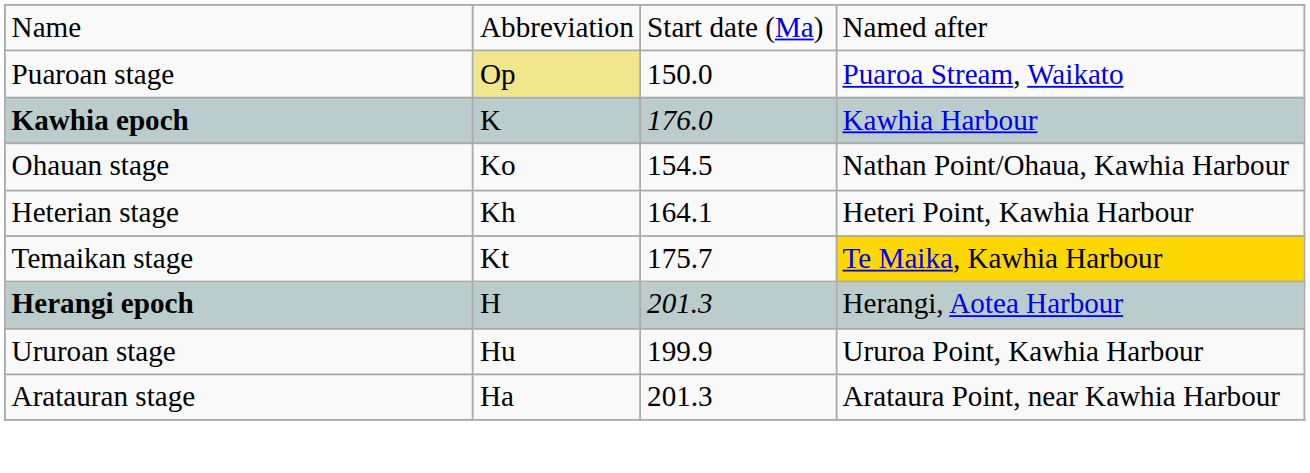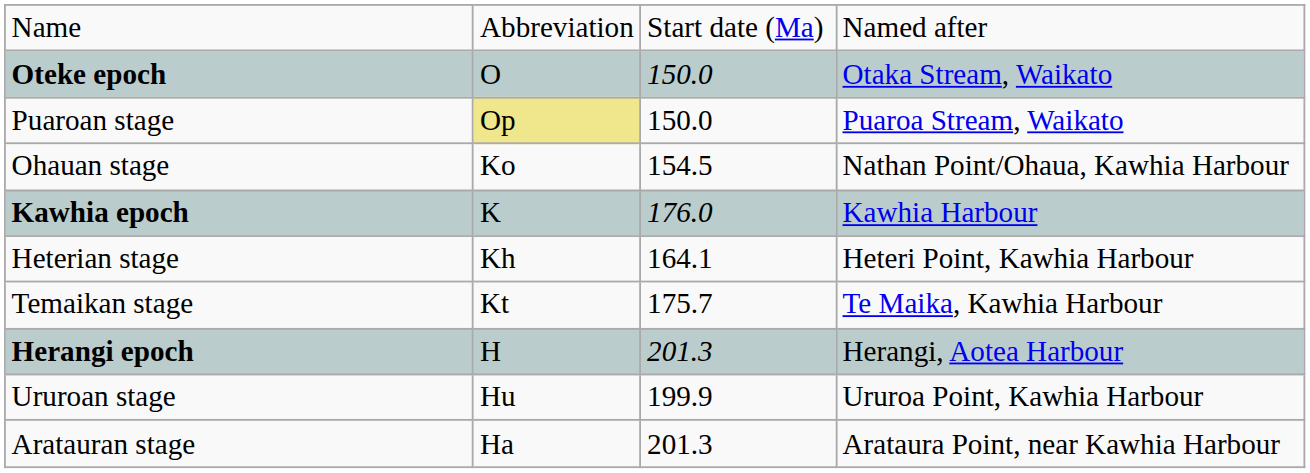+ row: (89, 73)
rows swapped: (100, 119) <-> (90, 166)
(1002, 258) gold background -> (1002, 304) no background
